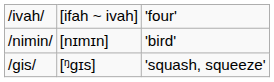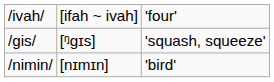rows swapped: (30, 40) <-> (22, 64)
